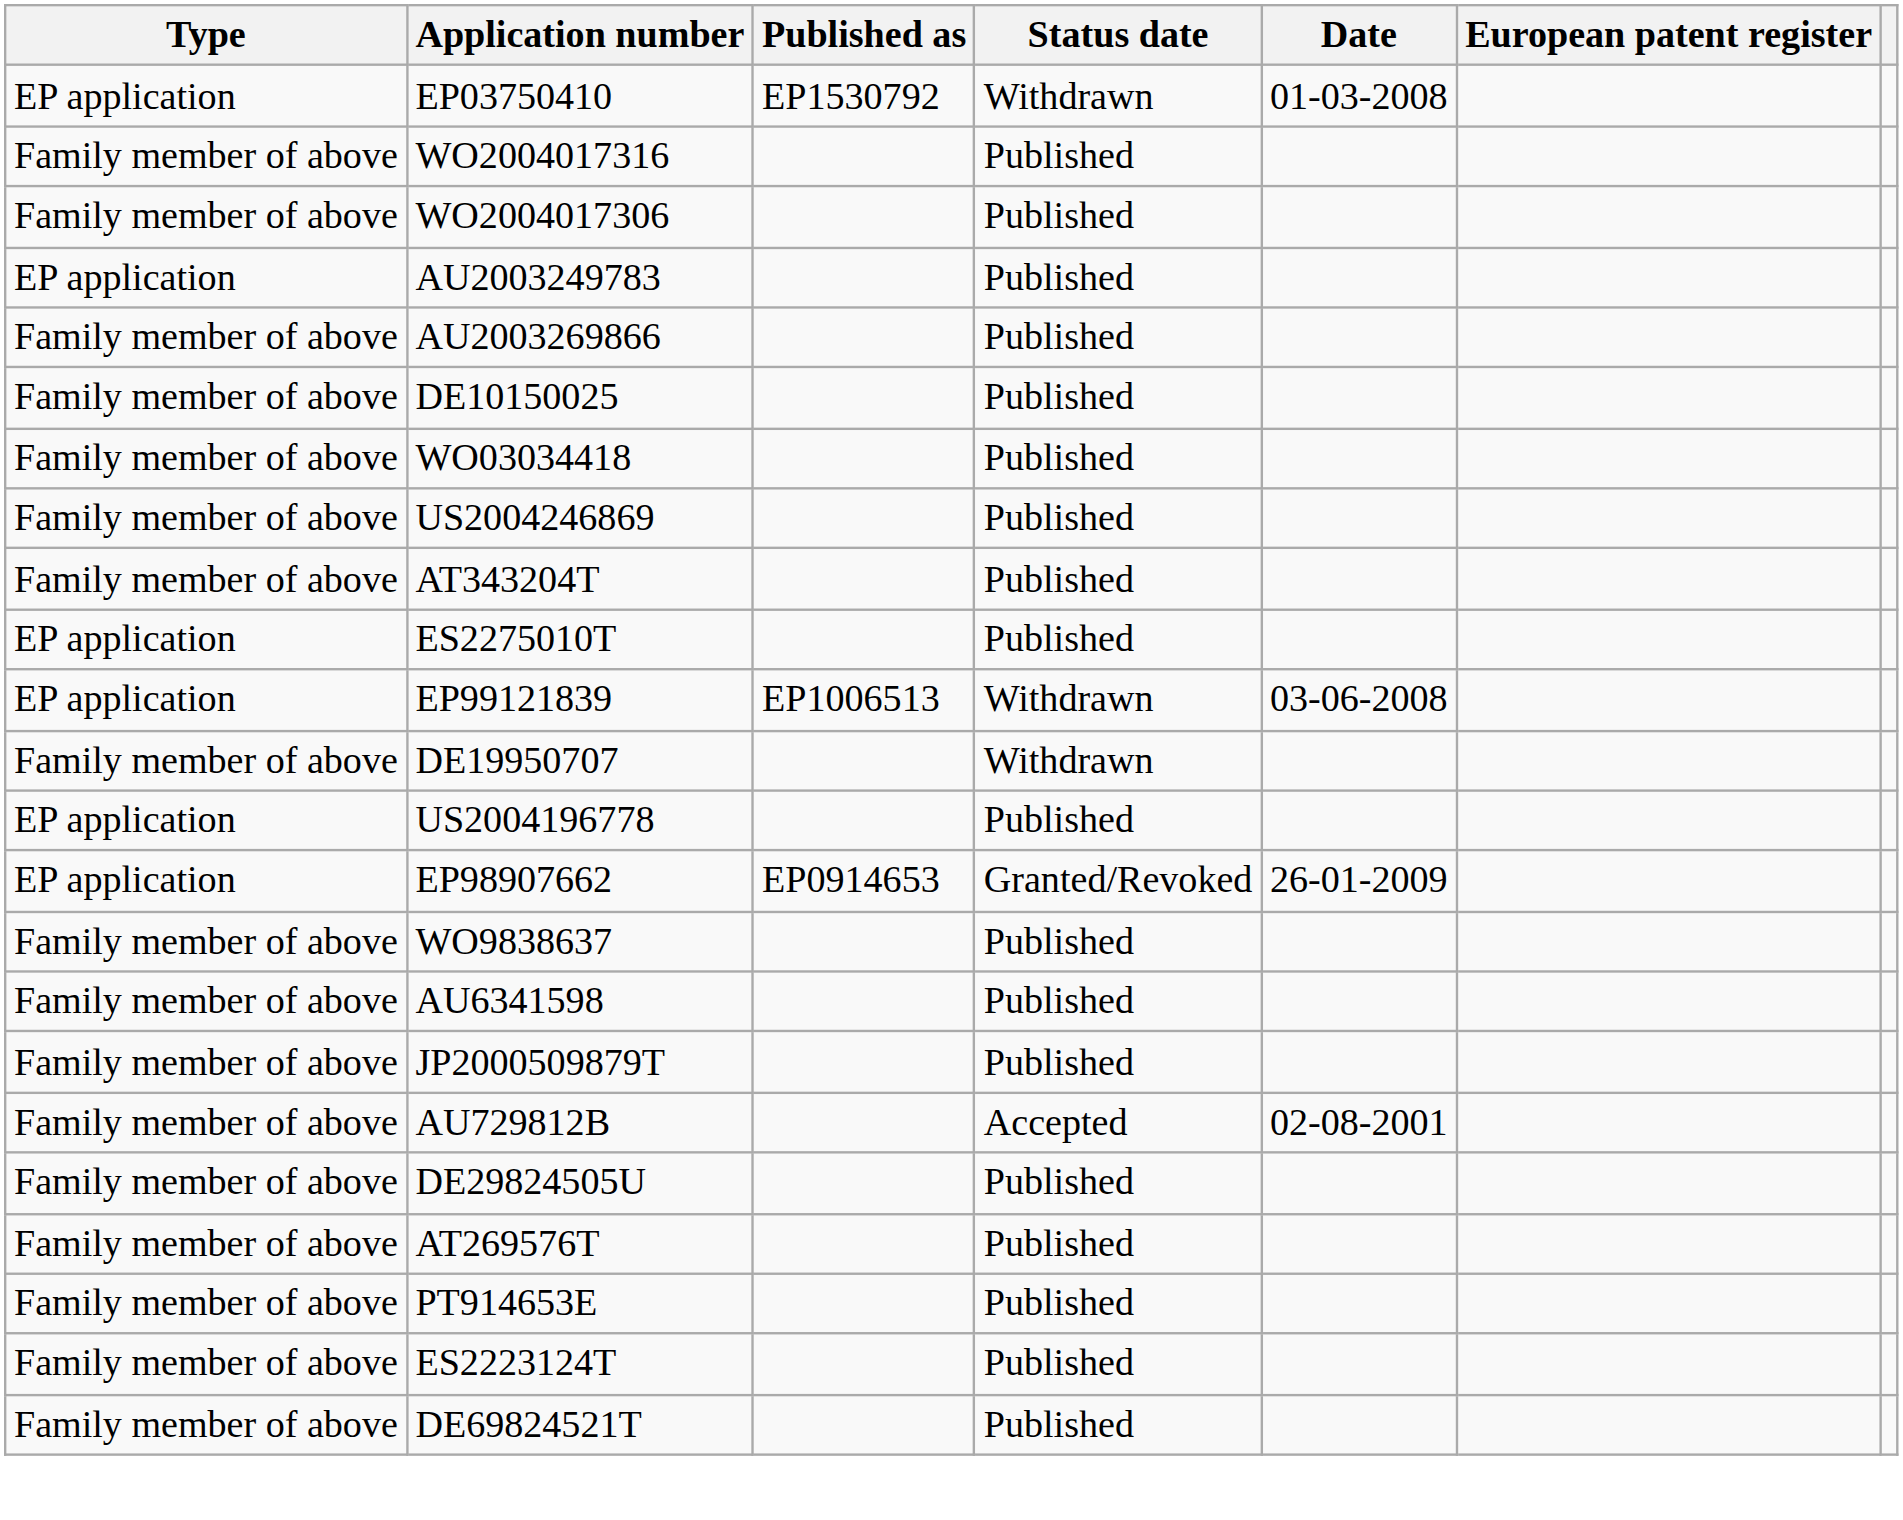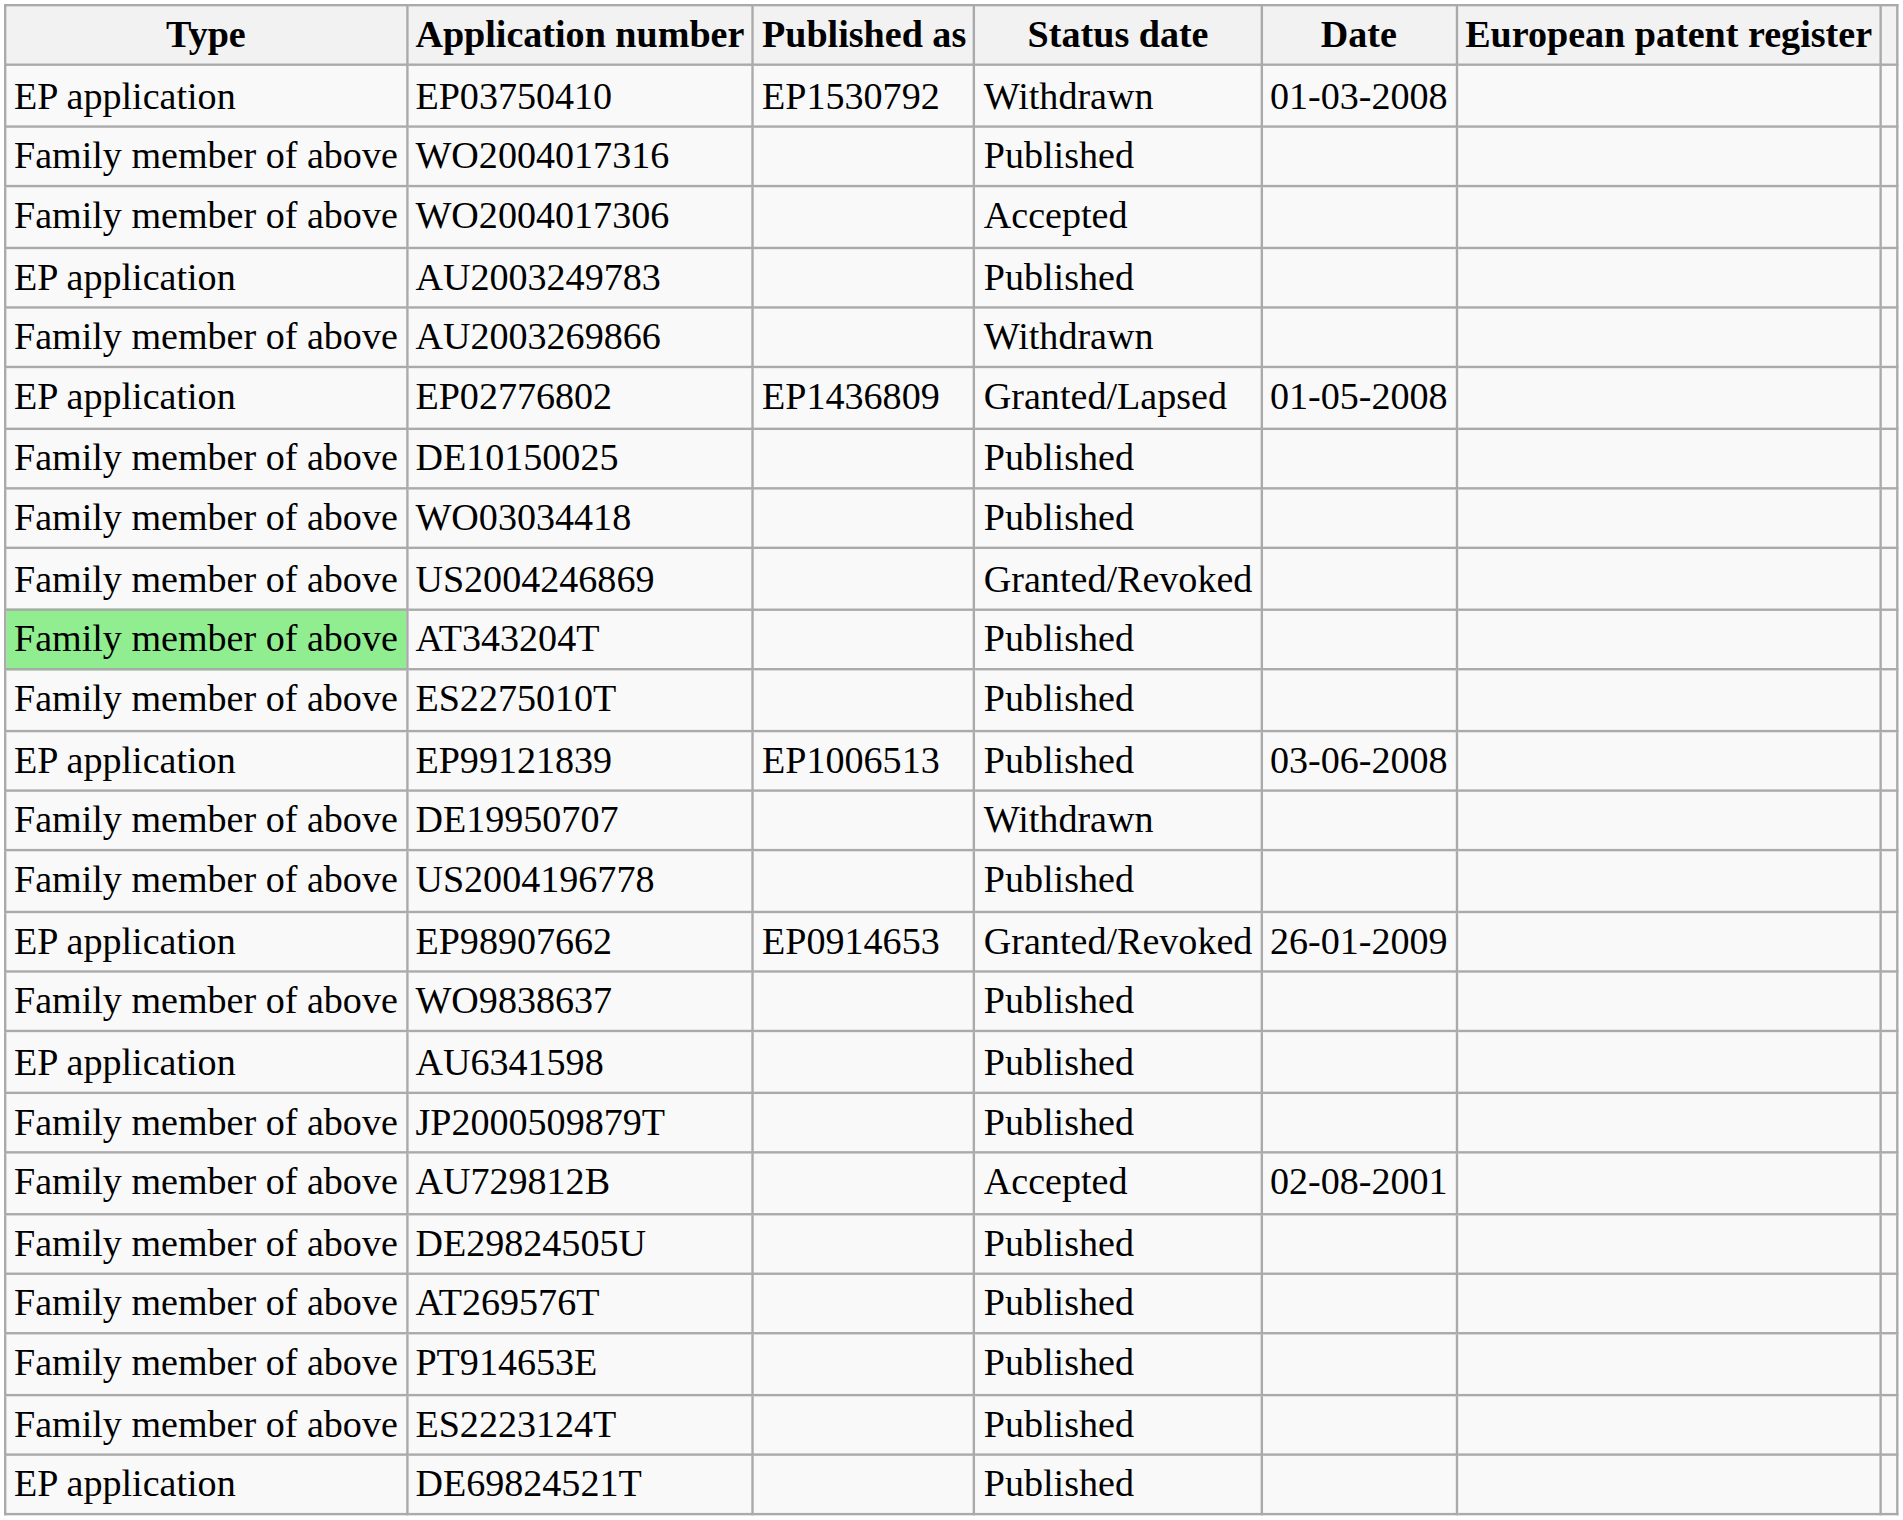(1059, 215) Published -> (1056, 215) Accepted
(1059, 336) Published -> (1069, 336) Withdrawn
+ row: (514, 397)
(1059, 517) Published -> (1118, 578) Granted/Revoked
(206, 578) no background -> (206, 638) lightgreen background
(125, 638) EP application -> (206, 699) Family member of above
(1069, 699) Withdrawn -> (1059, 759) Published
(125, 819) EP application -> (206, 880) Family member of above
(206, 1000) Family member of above -> (125, 1061) EP application
(206, 1423) Family member of above -> (125, 1484) EP application
